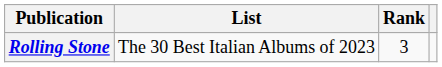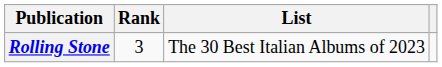columns swapped: (246, 18) <-> (404, 18)
